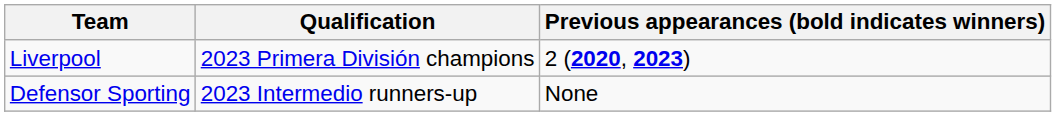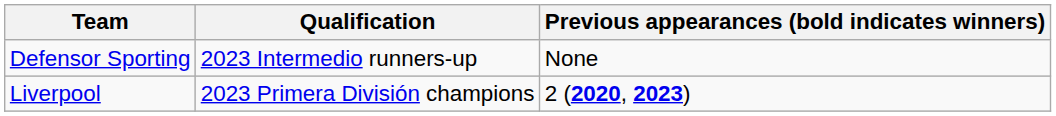rows swapped: (55, 57) <-> (100, 93)
